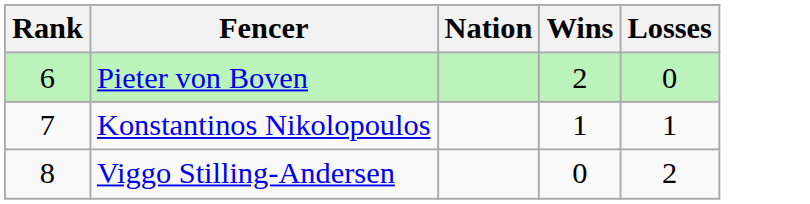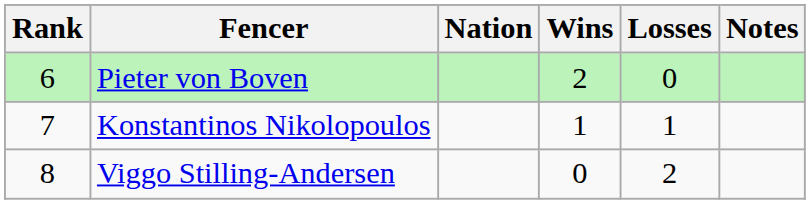+ column: (762, 28)
